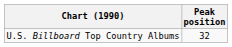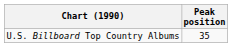(205, 36) 32 -> (205, 36) 35
